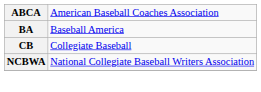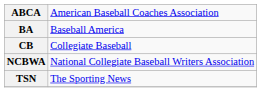+ row: (26, 78)
